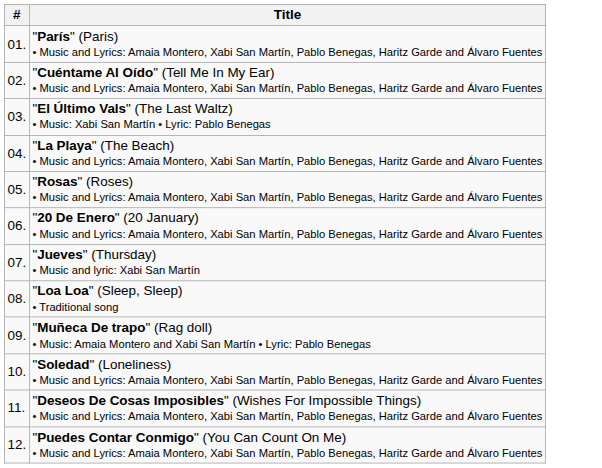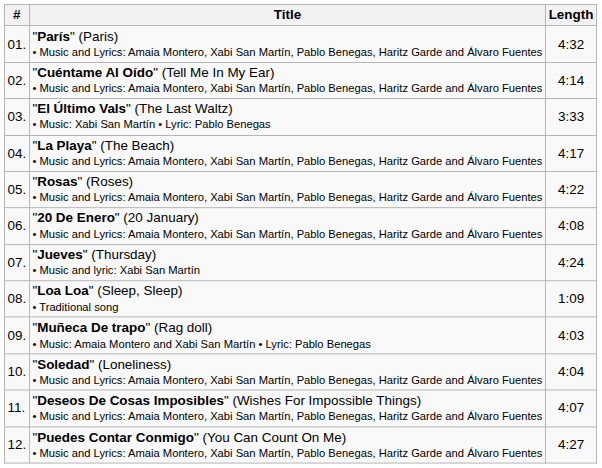+ column: (571, 15)
